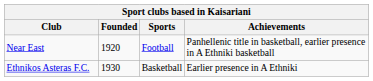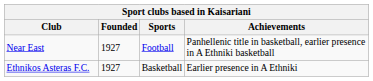(111, 47) 1920 -> (111, 47) 1927
(111, 68) 1930 -> (111, 68) 1927
